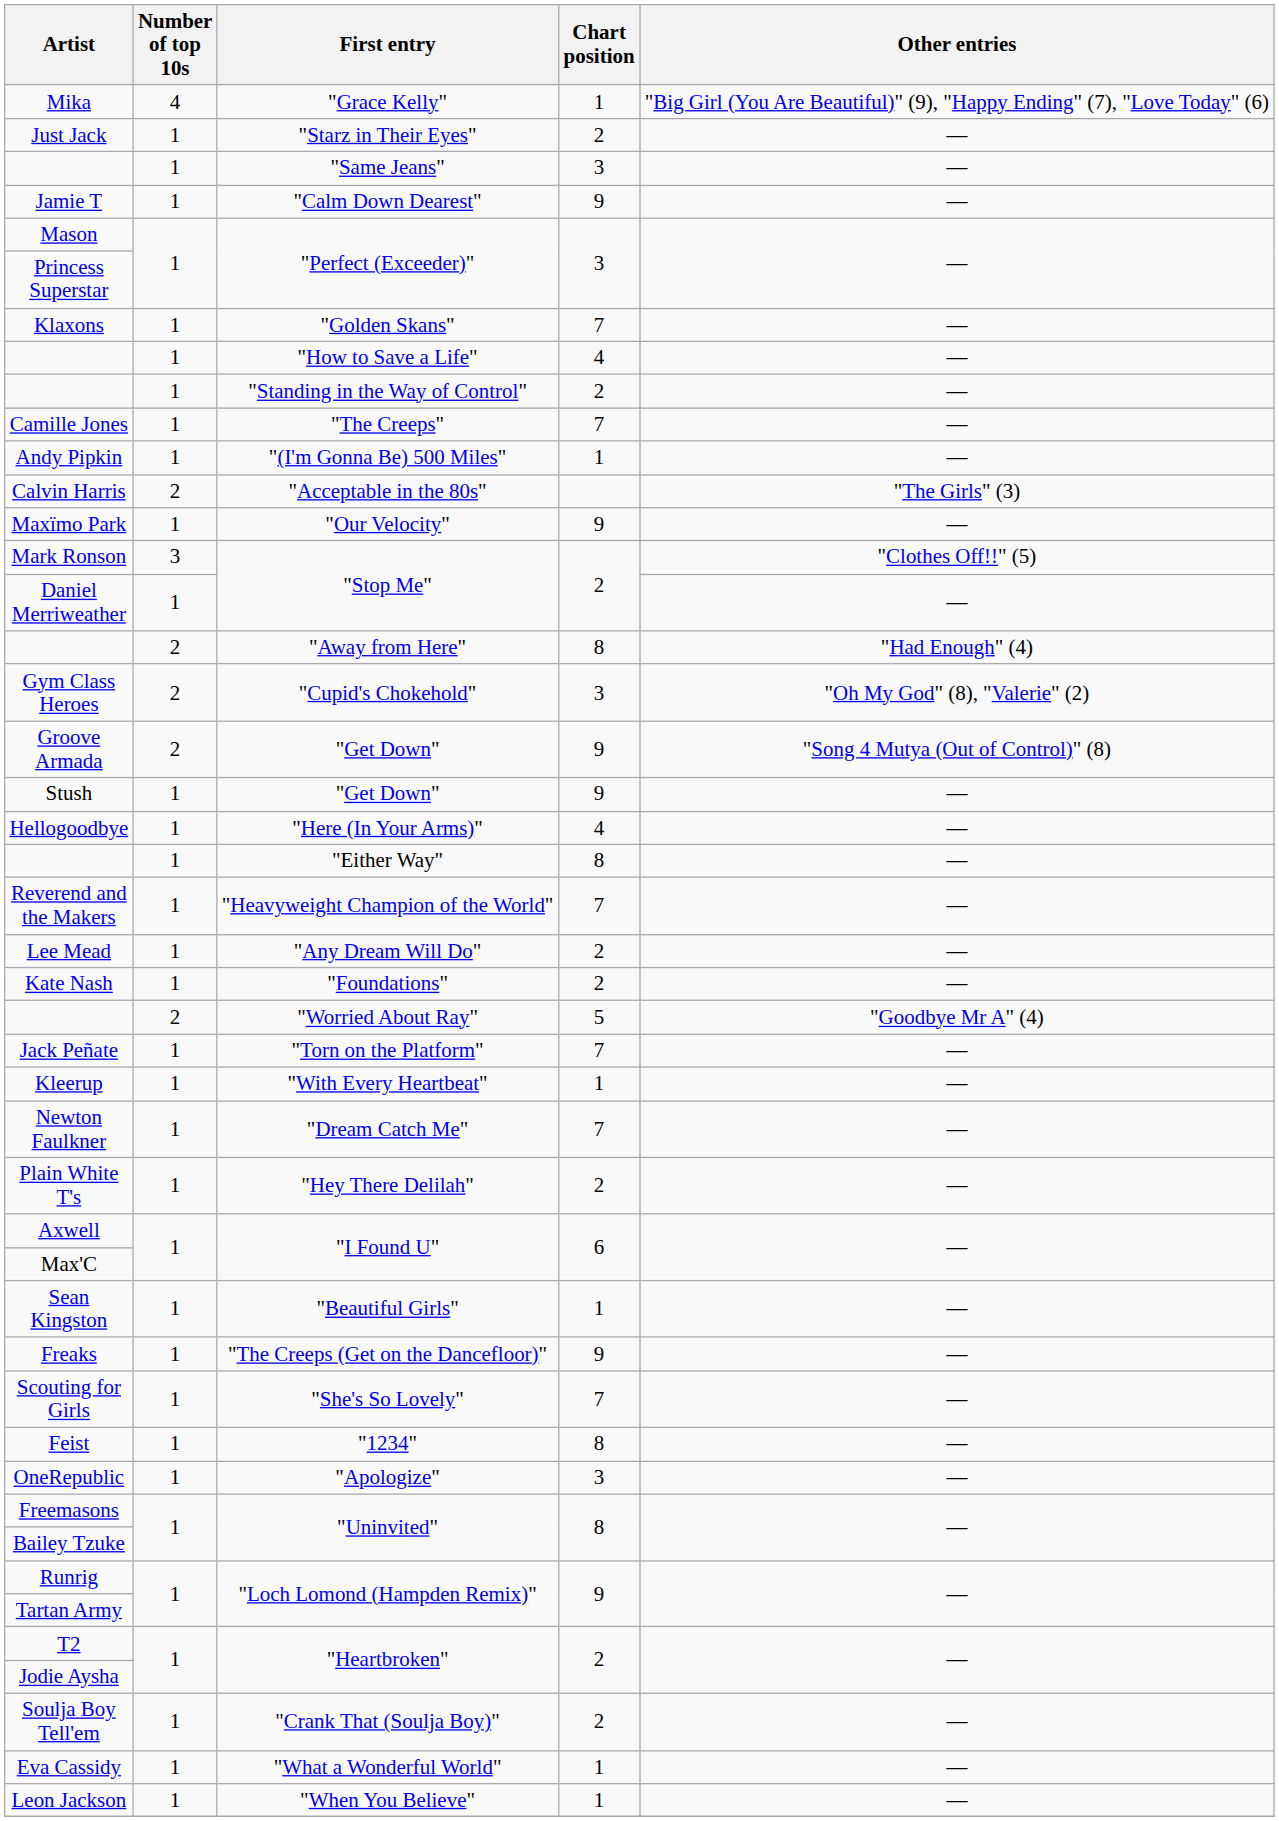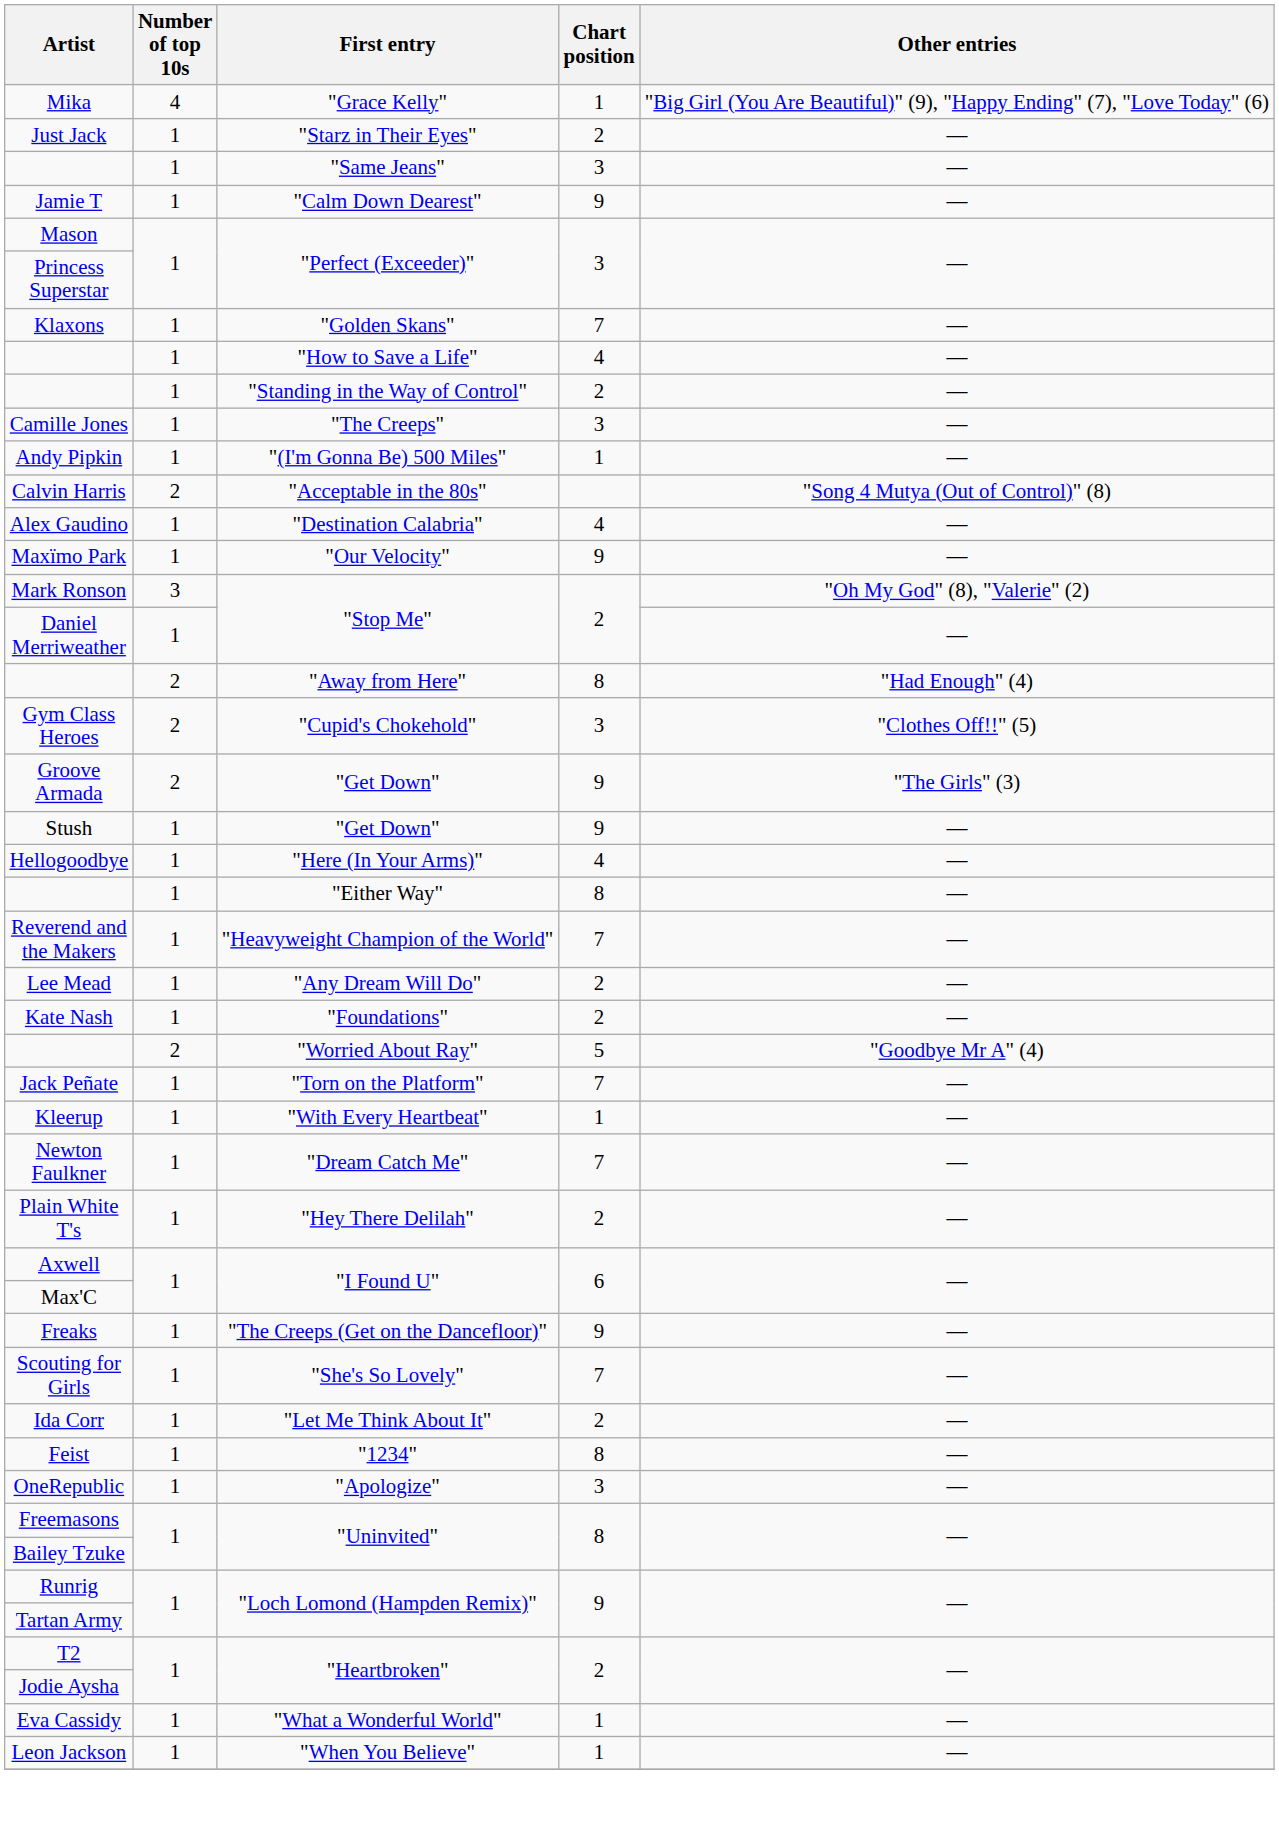(599, 424) 7 -> (599, 424) 3
(957, 490) "The Girls" (3) -> (957, 490) "Song 4 Mutya (Out of Control)" (8)
+ row: (69, 523)
(957, 557) "Clothes Off!!" (5) -> (957, 590) "Oh My God" (8), "Valerie" (2)
(957, 692) "Oh My God" (8), "Valerie" (2) -> (957, 725) "Clothes Off!!" (5)
(957, 749) "Song 4 Mutya (Out of Control)" (8) -> (957, 782) "The Girls" (3)
- row: (69, 1308)
+ row: (69, 1420)
- row: (69, 1721)
